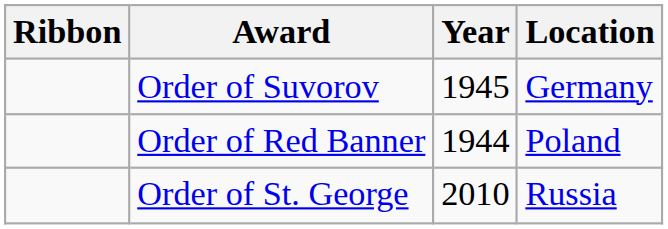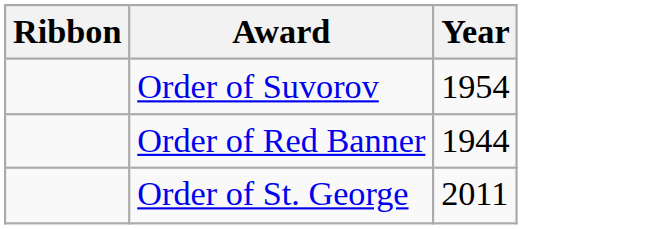- column: (590, 31)
(475, 85) 1945 -> (475, 85) 1954
(475, 194) 2010 -> (475, 194) 2011
